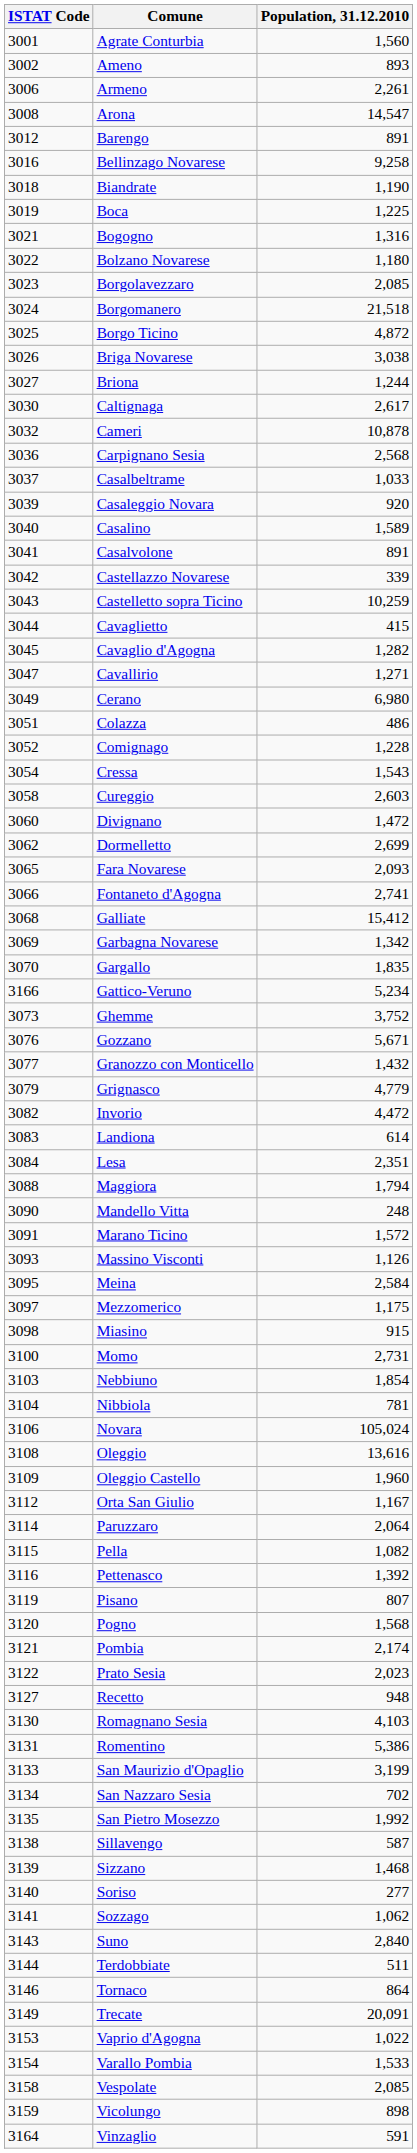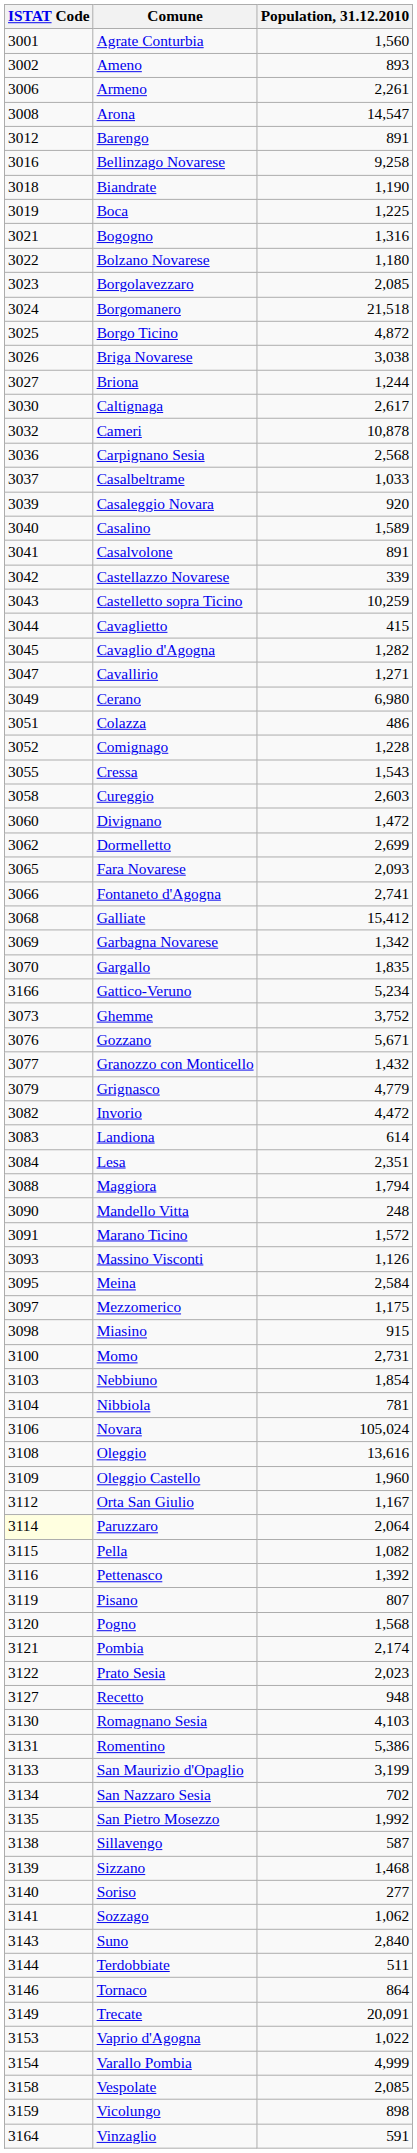(23, 771) 3054 -> (23, 771) 3055
(23, 1526) no background -> (23, 1526) lightyellow background
(392, 2062) 1,533 -> (392, 2062) 4,999
